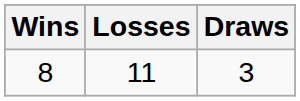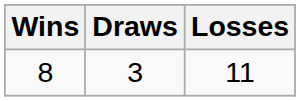columns swapped: (141, 27) <-> (246, 27)
